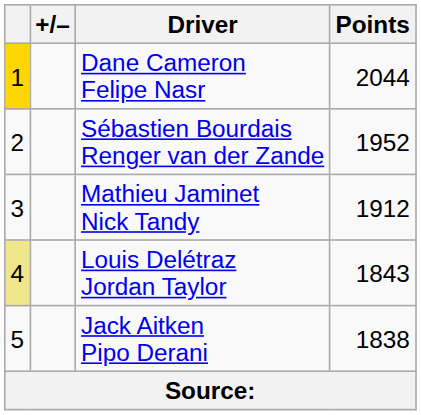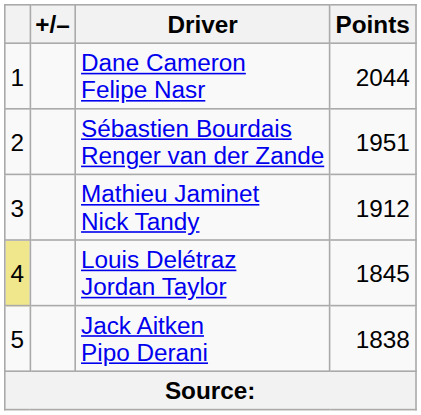(17, 76) gold background -> (17, 76) no background
(383, 142) 1952 -> (383, 142) 1951
(383, 273) 1843 -> (383, 273) 1845
